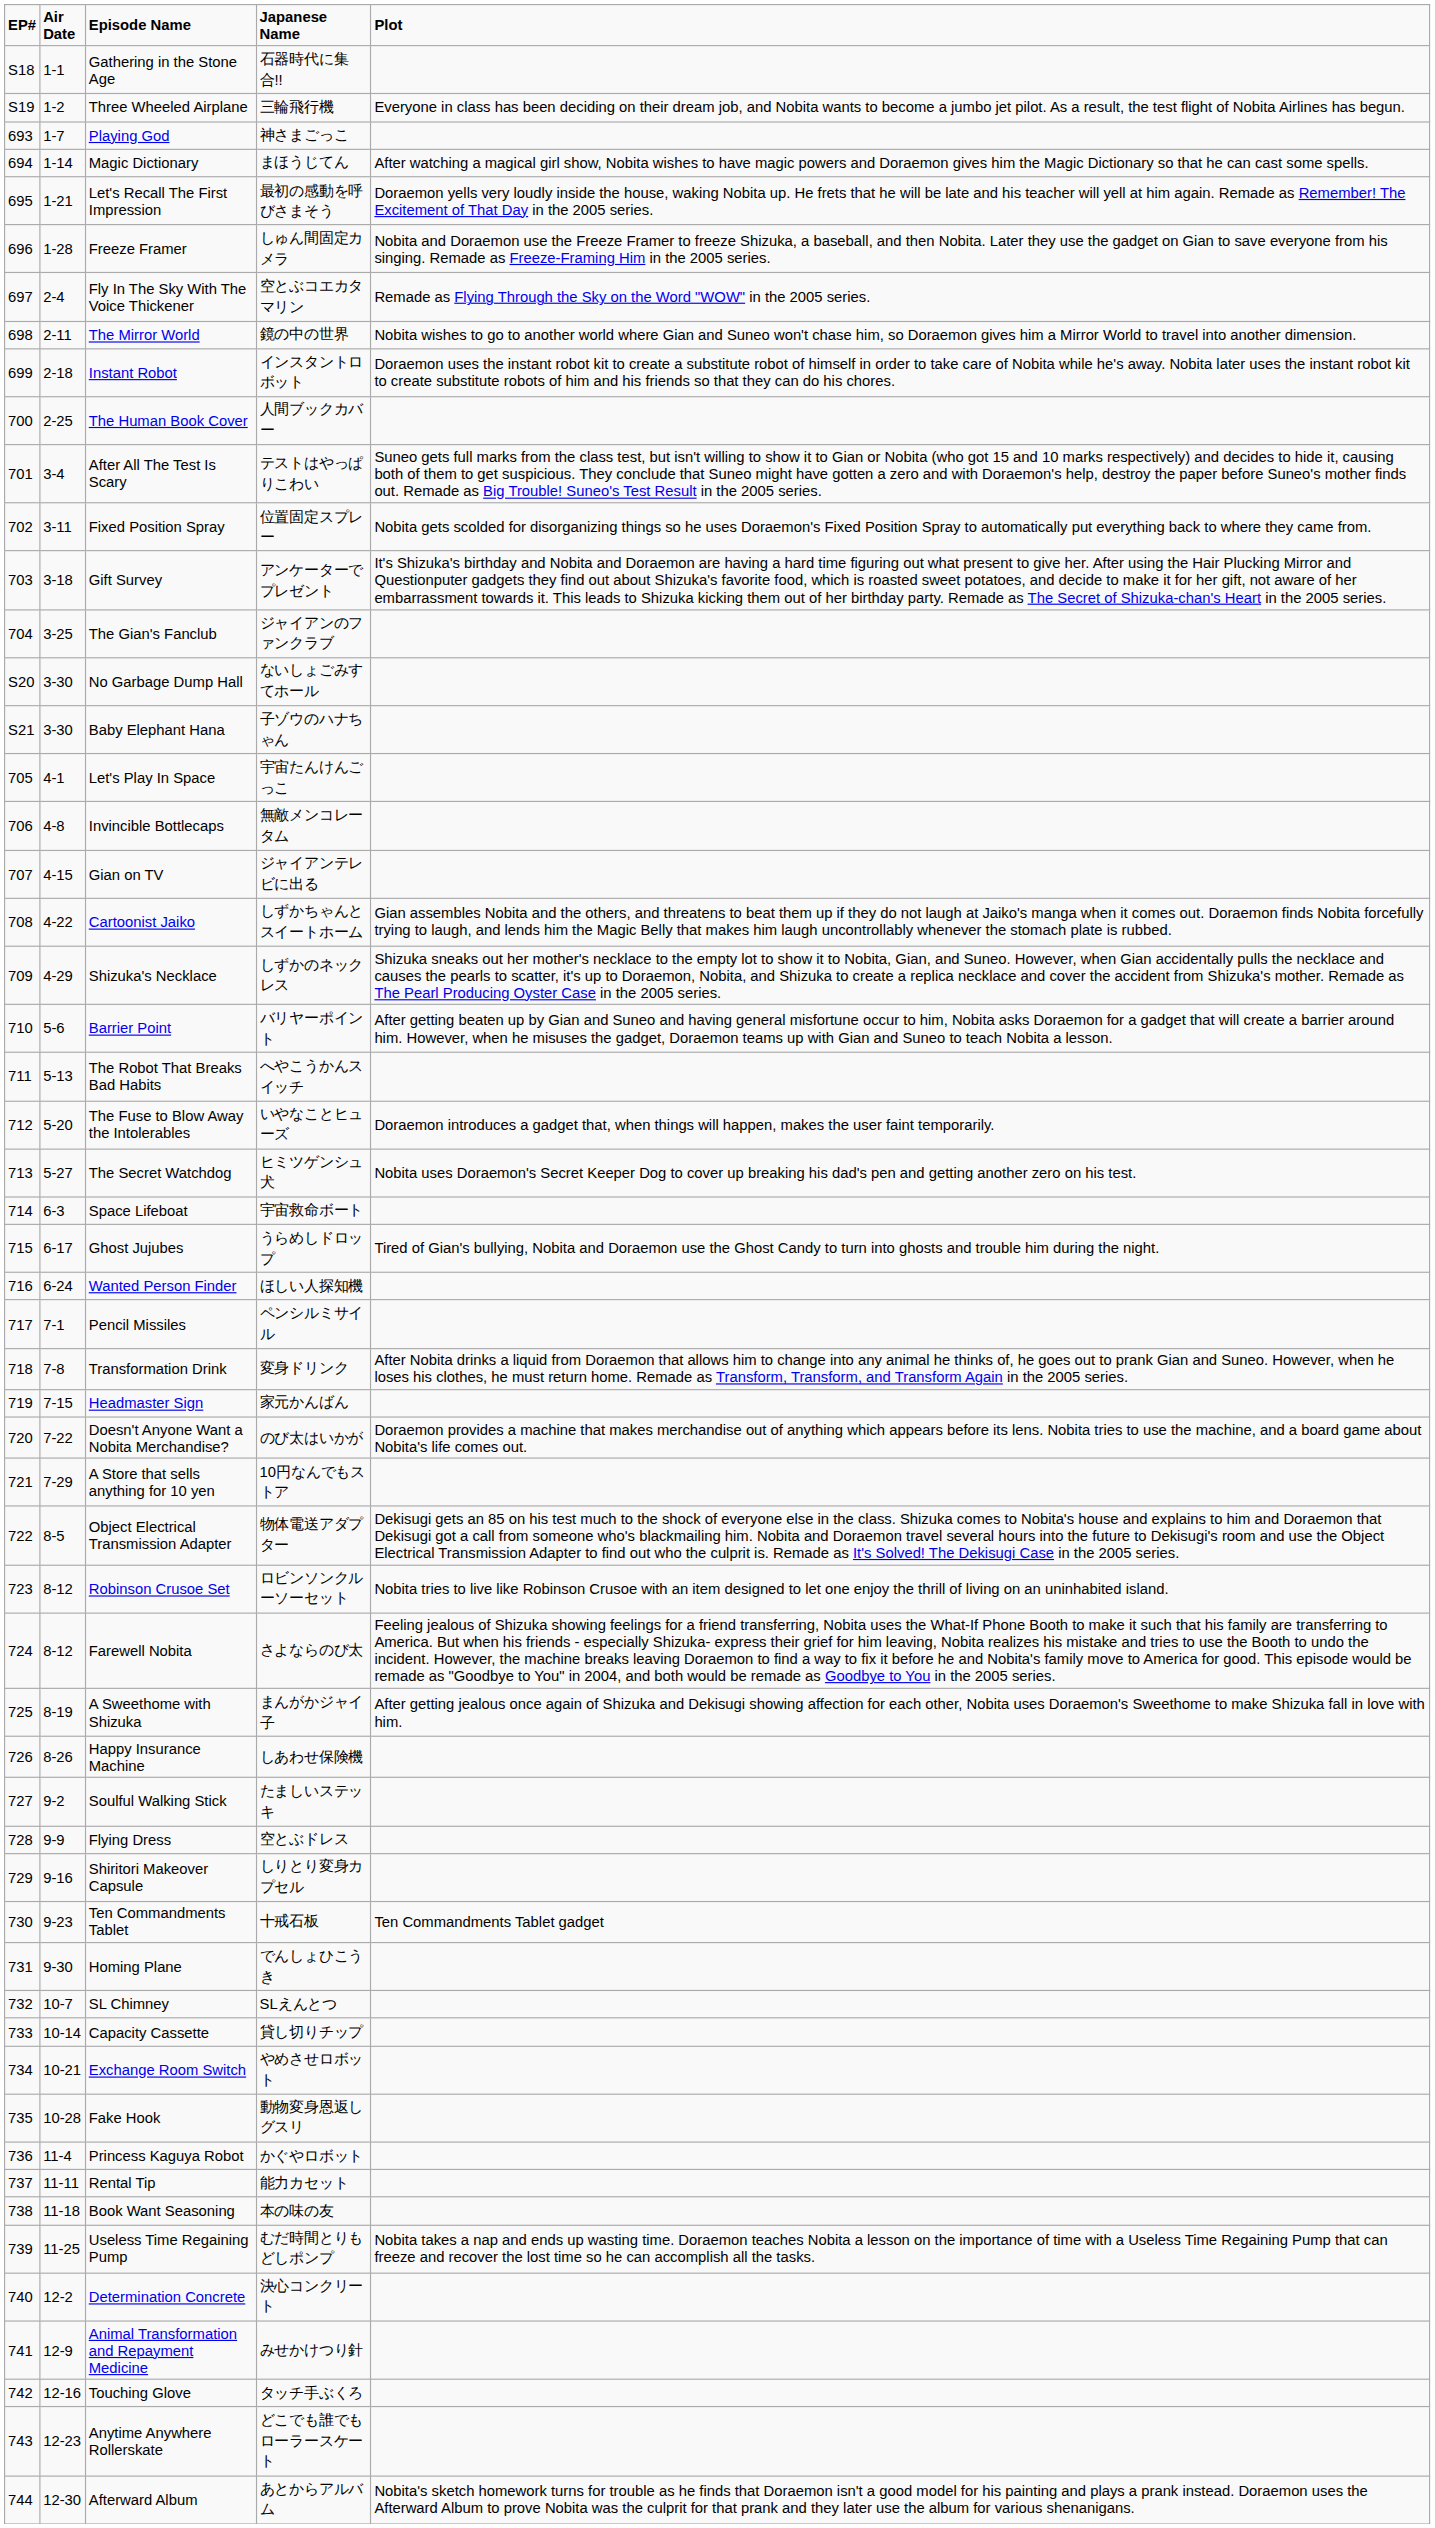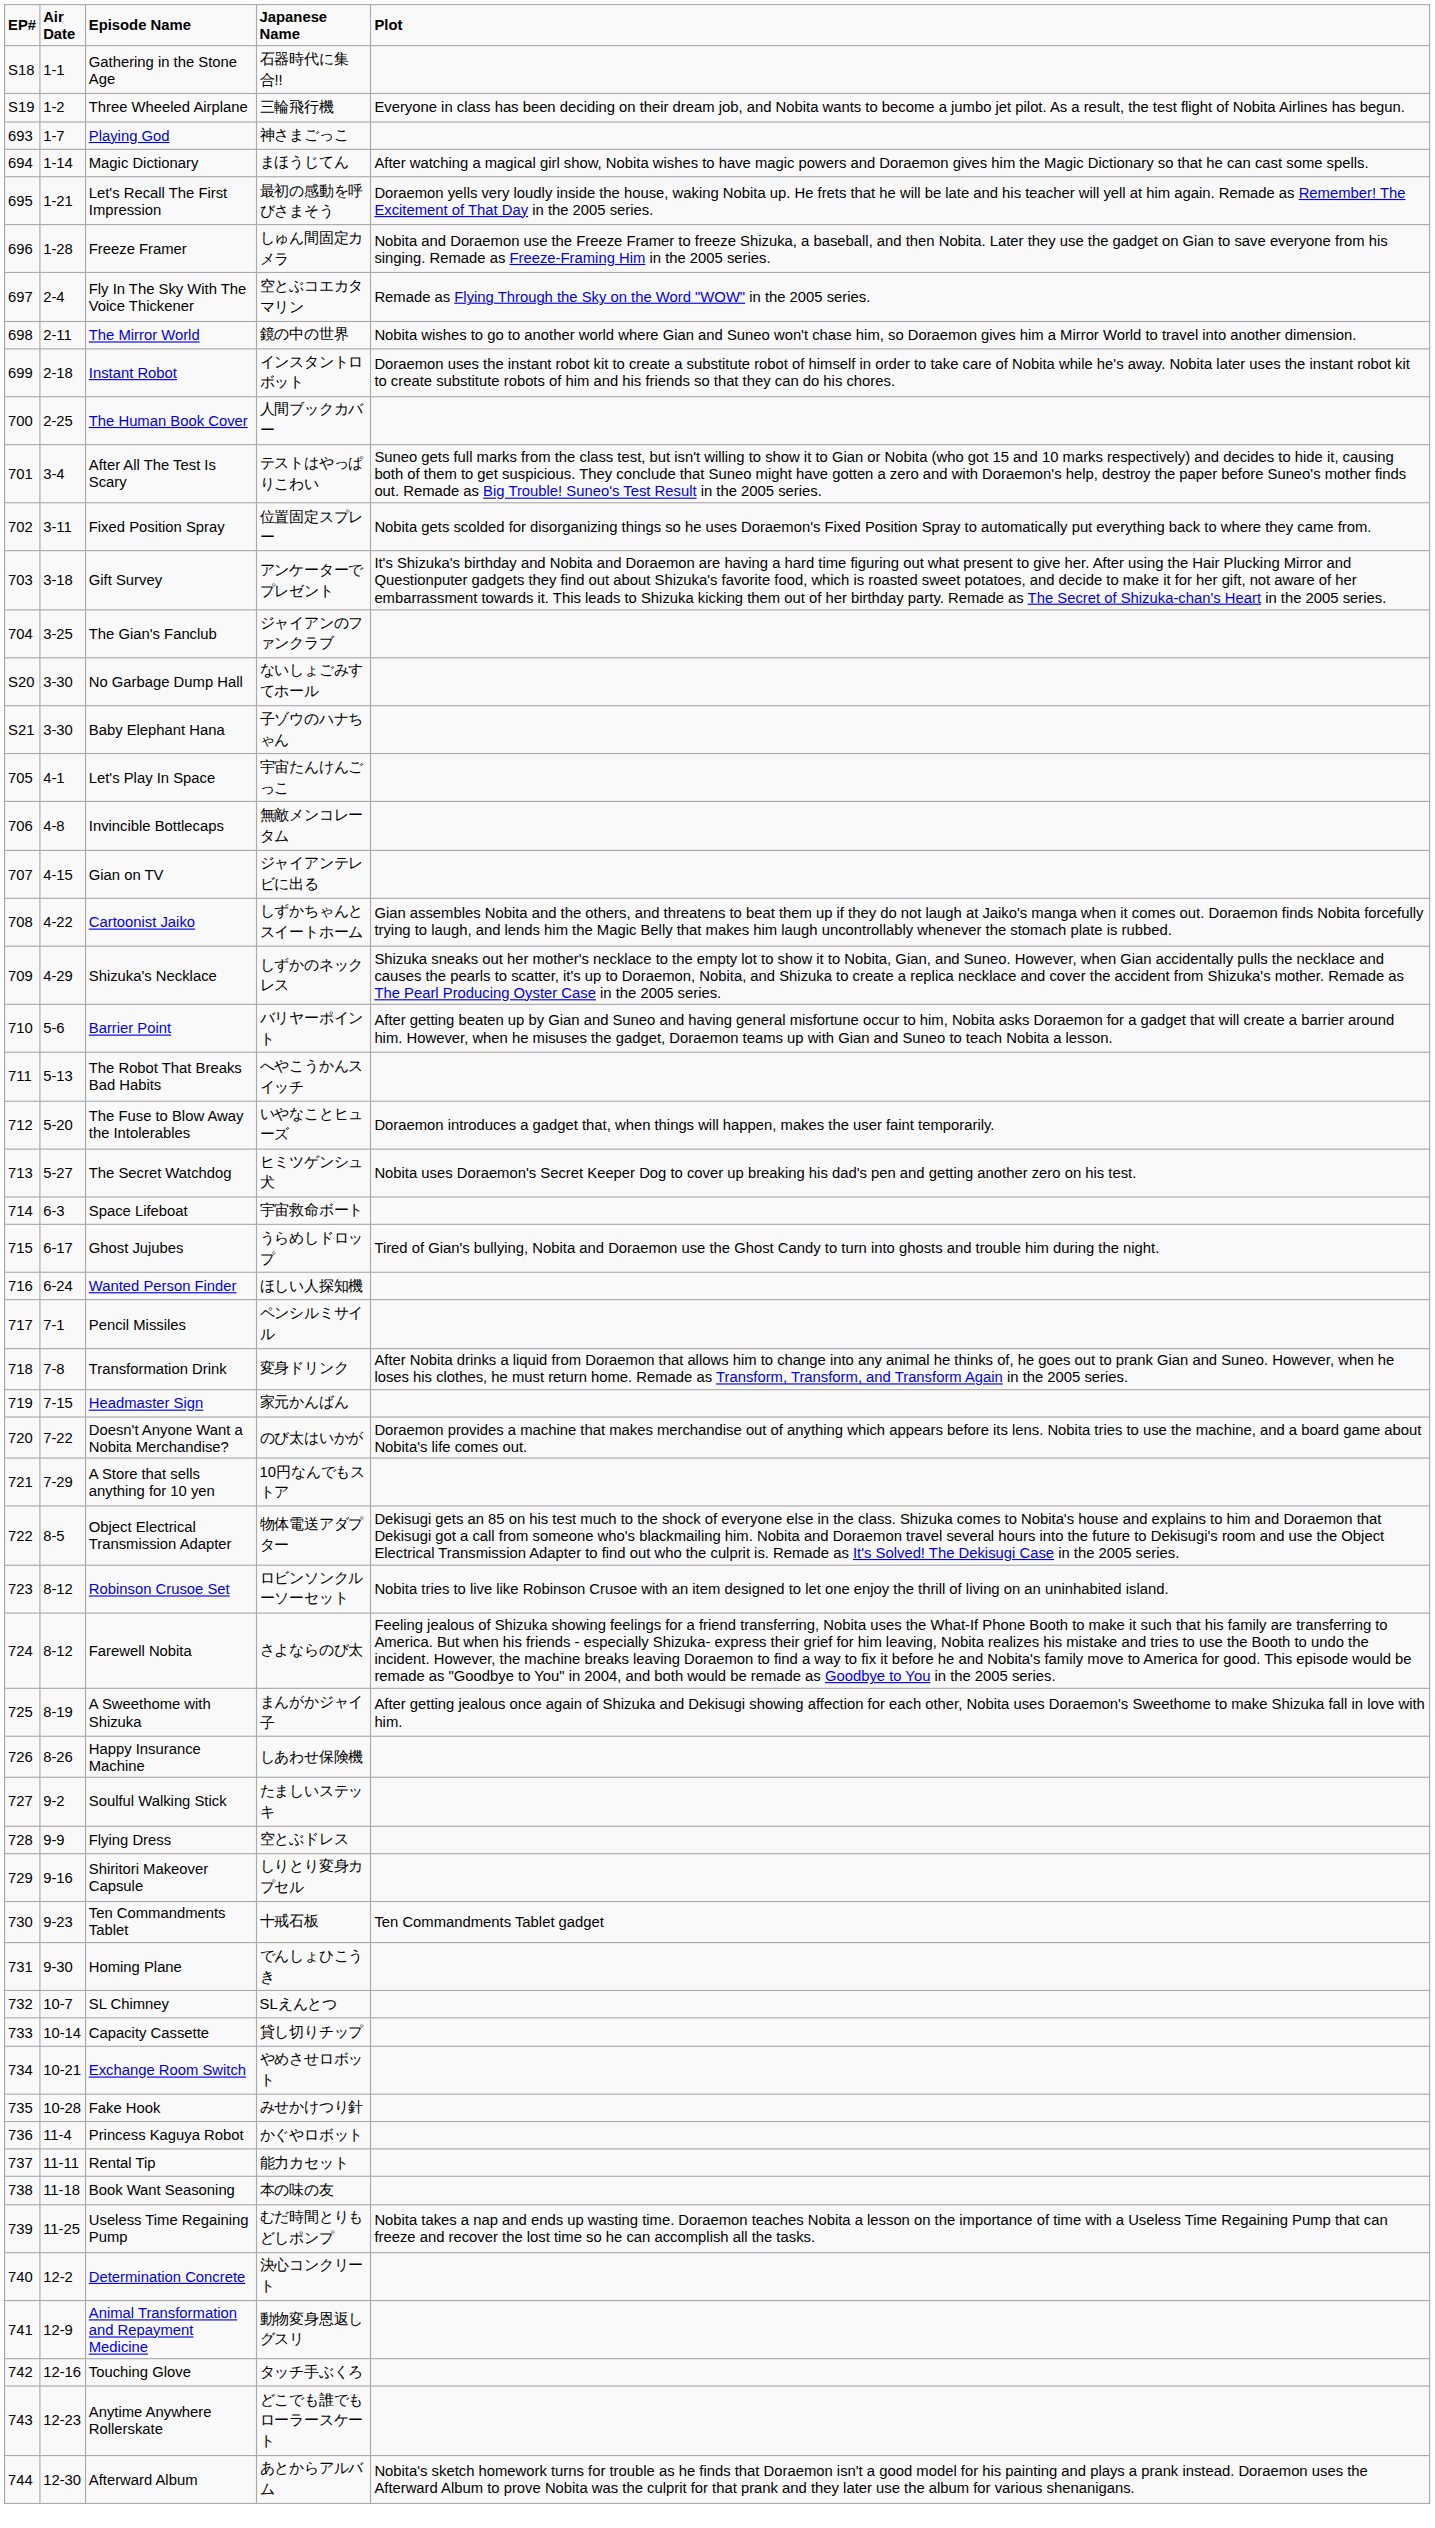(311, 2117) 動物変身恩返しグスリ -> (311, 2107) みせかけつり針
(311, 2350) みせかけつり針 -> (311, 2329) 動物変身恩返しグスリ
